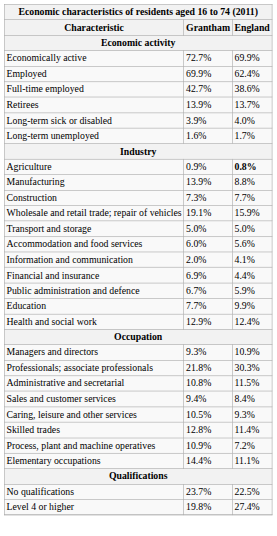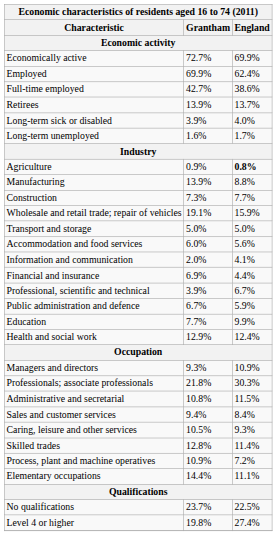+ row: (78, 290)
